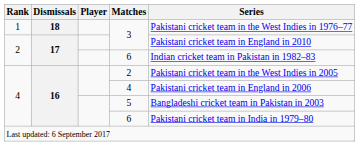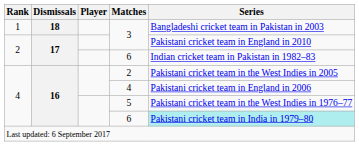(251, 27) Pakistani cricket team in the West Indies in 1976–77 -> (237, 27) Bangladeshi cricket team in Pakistan in 2003
(237, 103) Bangladeshi cricket team in Pakistan in 2003 -> (251, 103) Pakistani cricket team in the West Indies in 1976–77
(232, 118) no background -> (232, 118) paleturquoise background
